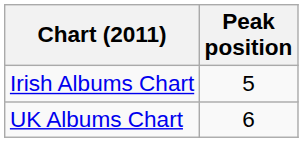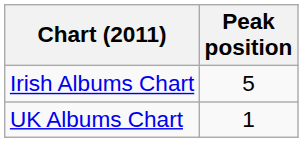(248, 119) 6 -> (248, 119) 1
